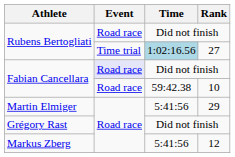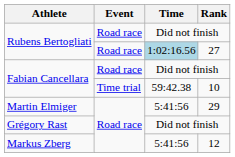(119, 51) Time trial -> (119, 51) Road race
(119, 69) lavender background -> (119, 69) no background
(119, 88) Road race -> (119, 88) Time trial
